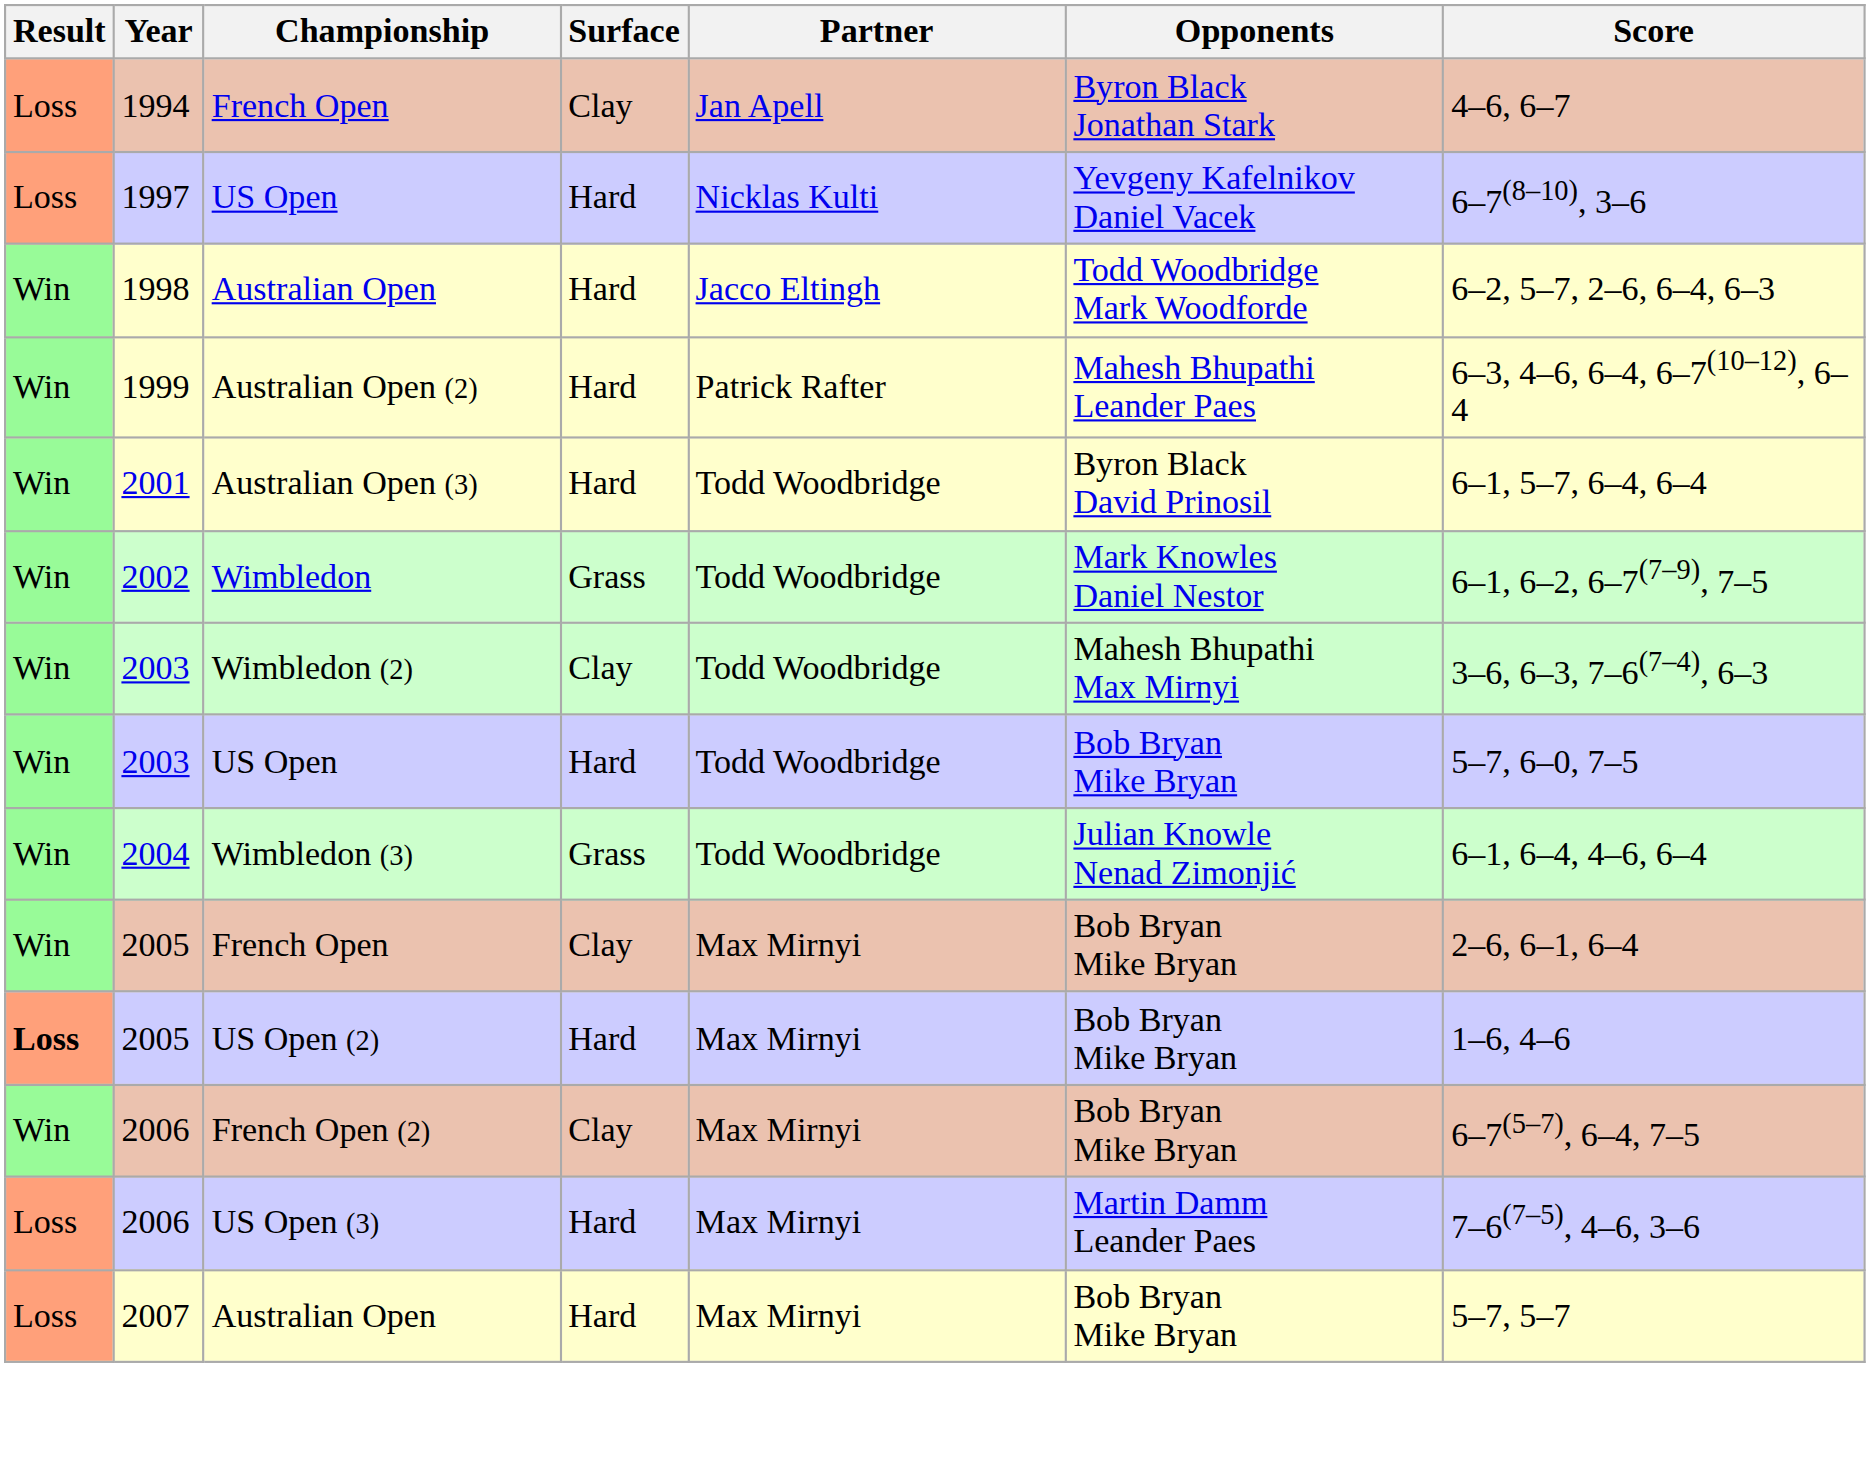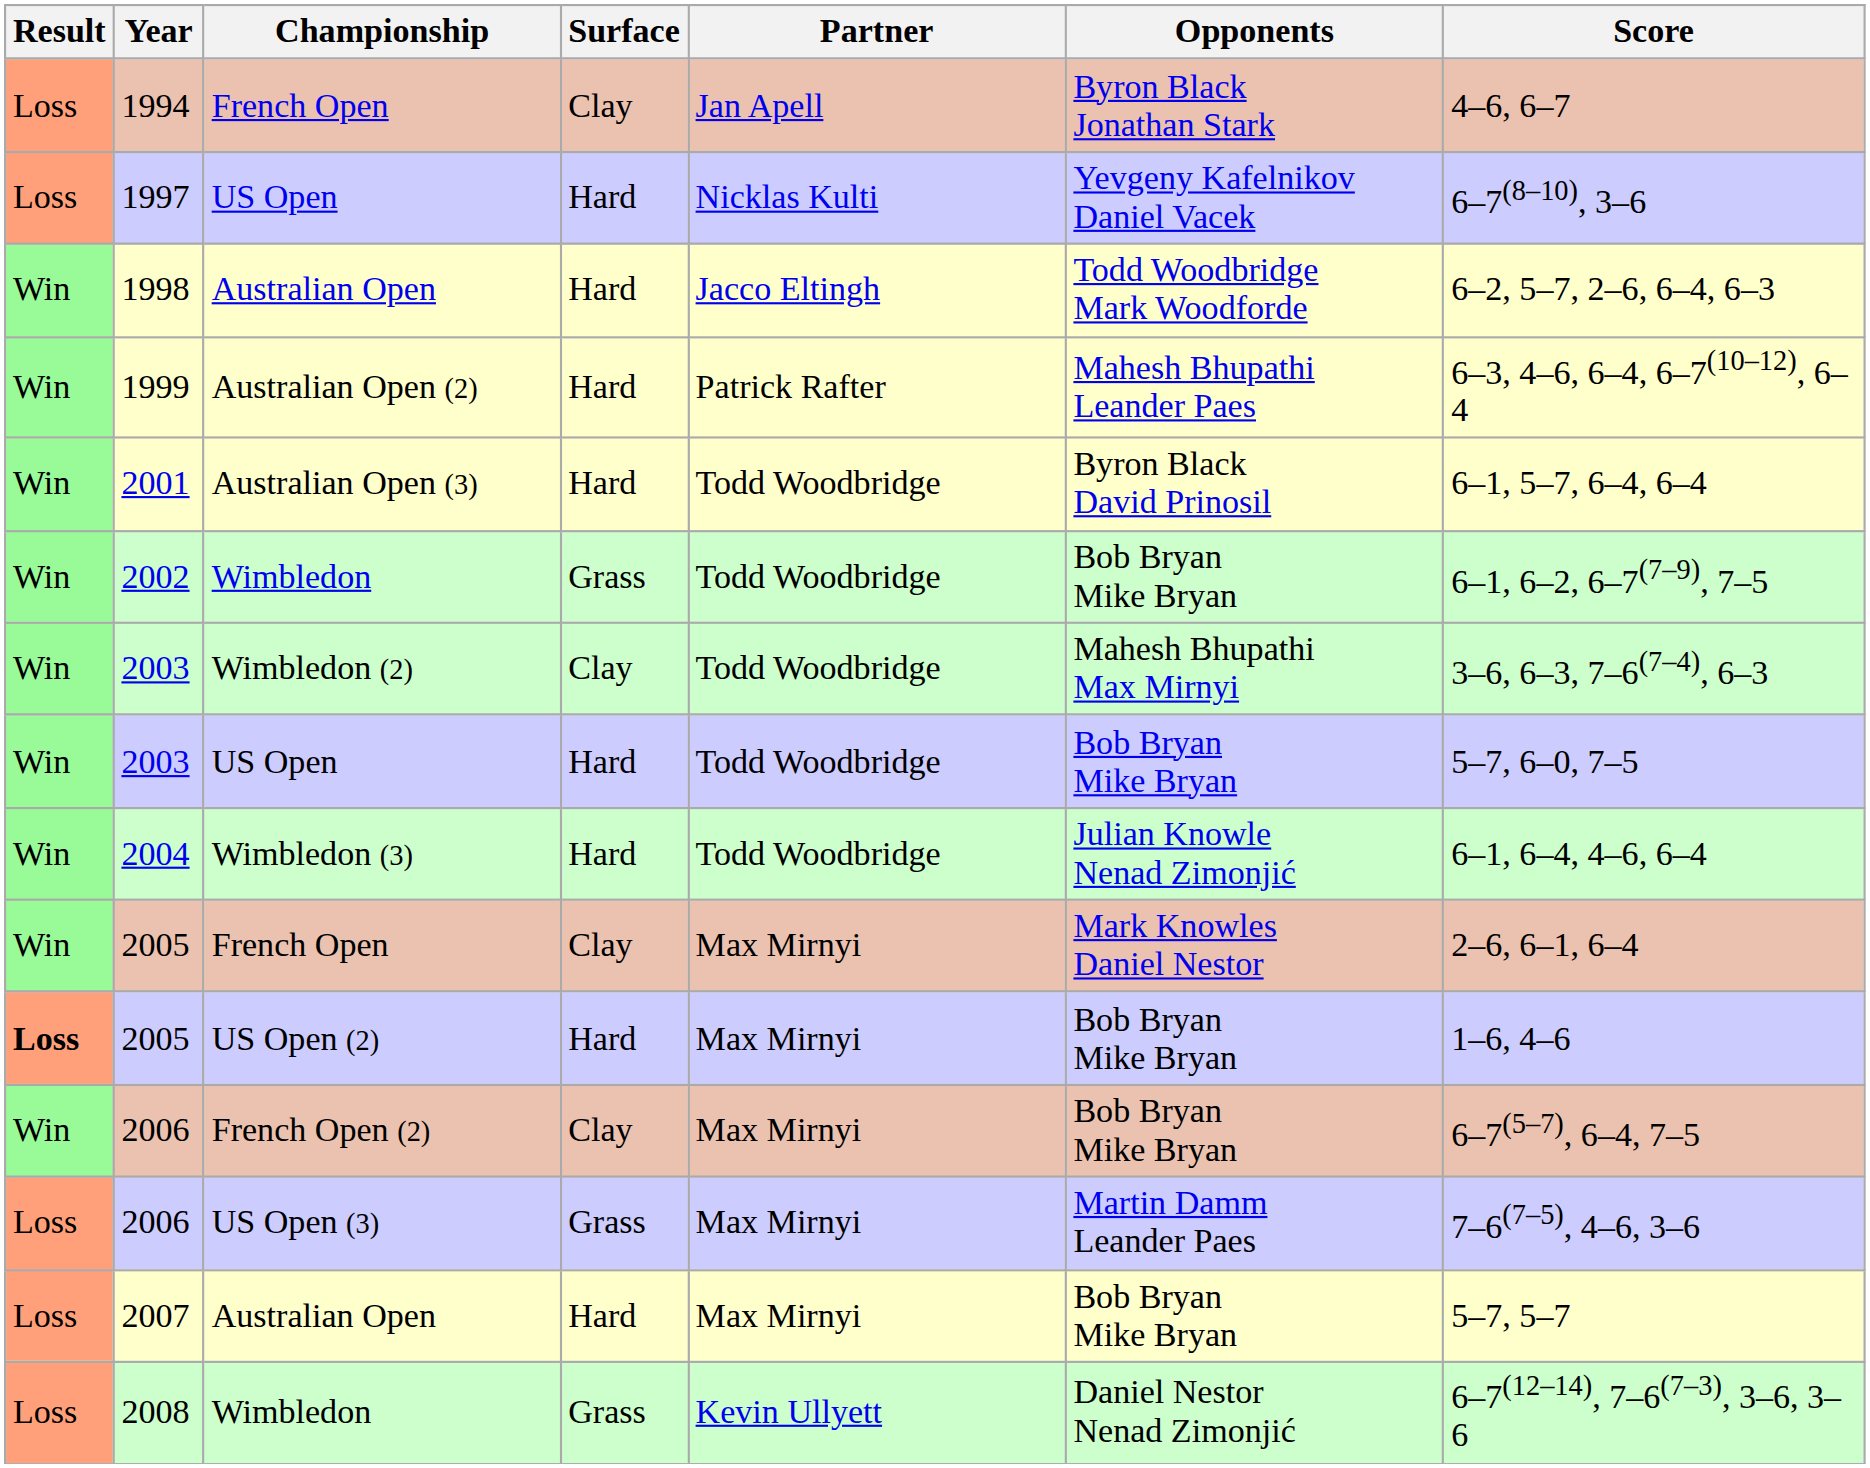(1175, 575) Mark Knowles Daniel Nestor -> (1155, 575) Bob Bryan Mike Bryan
(607, 853) Grass -> (602, 853) Hard
(1155, 945) Bob Bryan Mike Bryan -> (1175, 945) Mark Knowles Daniel Nestor
(602, 1222) Hard -> (607, 1222) Grass
+ row: (155, 1411)
